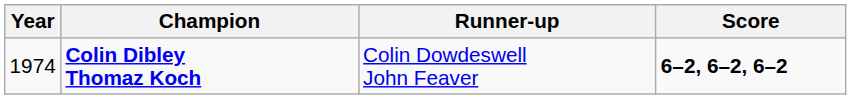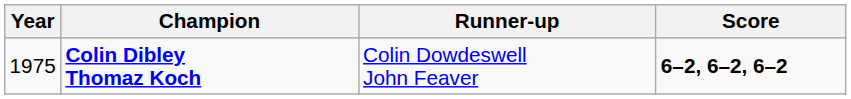(33, 66) 1974 -> (33, 66) 1975
